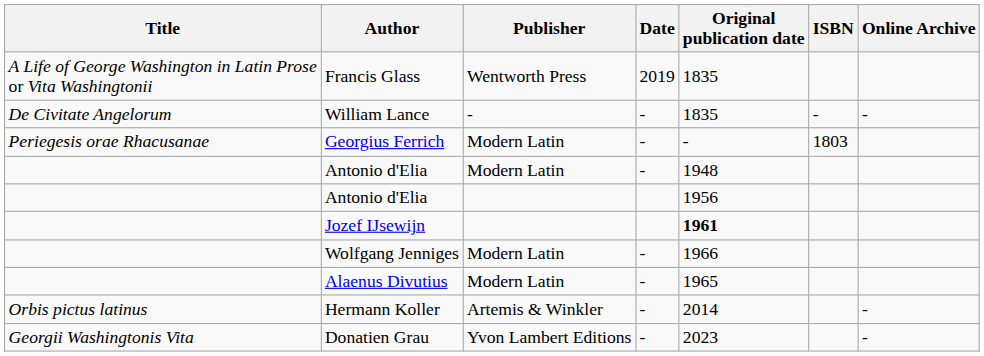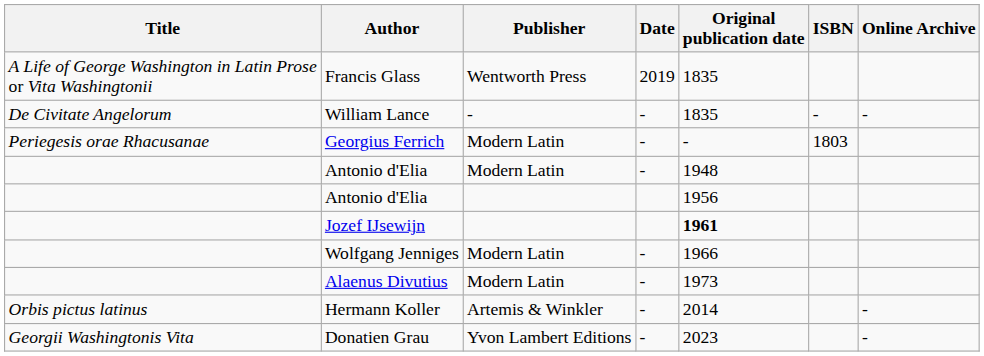(700, 281) 1965 -> (700, 281) 1973
